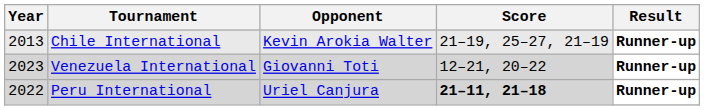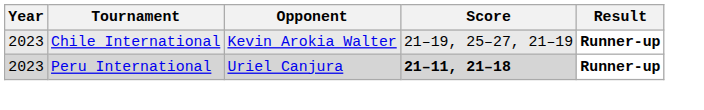(26, 42) 2013 -> (26, 42) 2023
- row: (153, 67)
(26, 92) 2022 -> (26, 67) 2023
